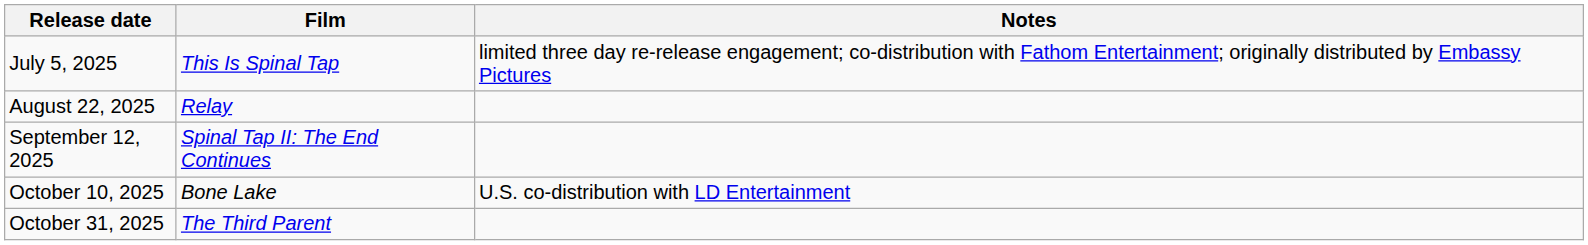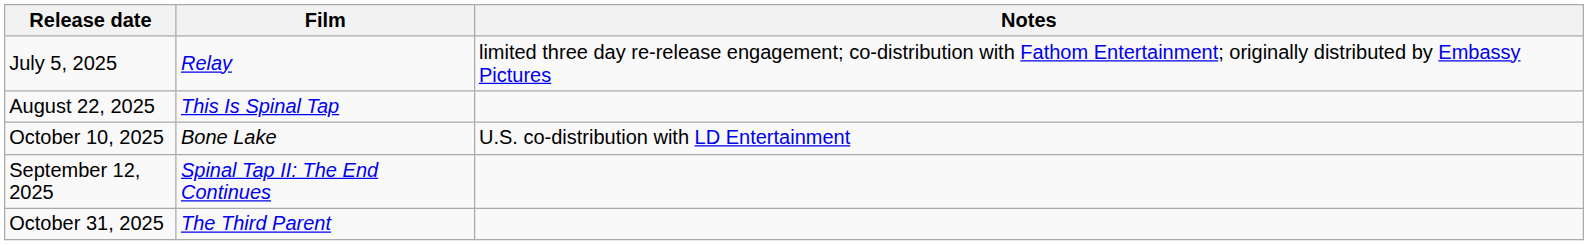(260, 63) This Is Spinal Tap -> (207, 63) Relay
(207, 106) Relay -> (260, 106) This Is Spinal Tap
rows swapped: (75, 149) <-> (87, 192)
